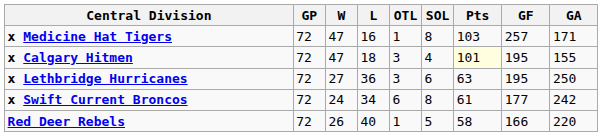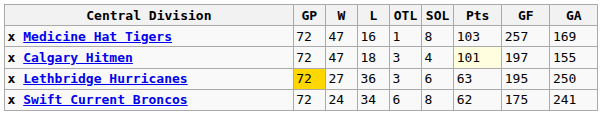(565, 36) 171 -> (565, 36) 169
(517, 57) 195 -> (517, 57) 197
(304, 79) no background -> (304, 79) gold background
(465, 100) 61 -> (465, 100) 62
(517, 100) 177 -> (517, 100) 175
(565, 100) 242 -> (565, 100) 241
- row: (66, 121)
